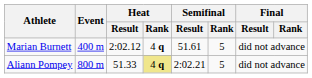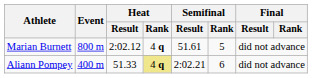(91, 47) 400 m -> (91, 47) 800 m
(91, 64) 800 m -> (91, 64) 400 m
(222, 64) 5 -> (222, 64) 6
